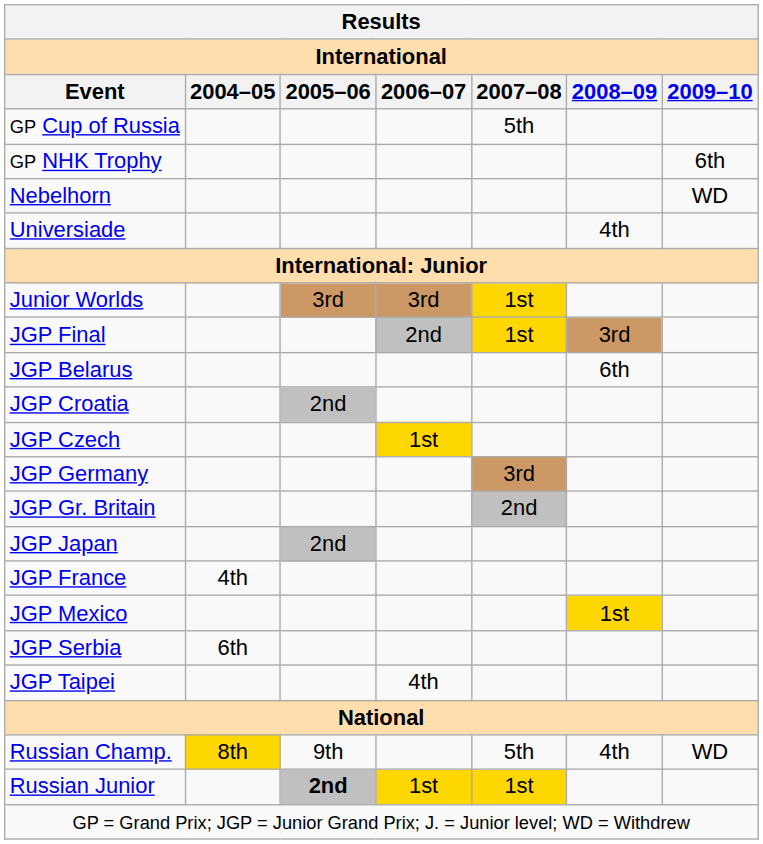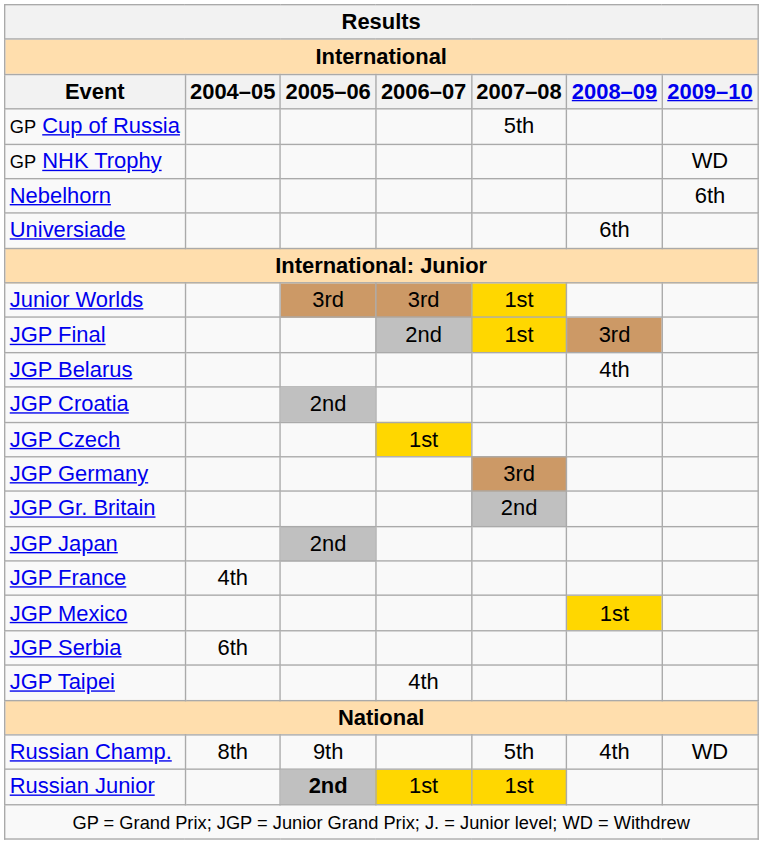(710, 160) 6th -> (710, 160) WD
(710, 195) WD -> (710, 195) 6th
(614, 230) 4th -> (614, 230) 6th
(614, 369) 6th -> (614, 369) 4th
(233, 751) gold background -> (233, 751) no background
